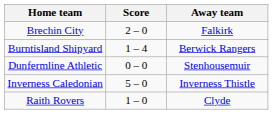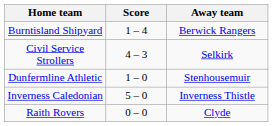- row: (55, 30)
+ row: (55, 54)
(136, 65) 0 – 0 -> (136, 78) 1 – 0
(136, 100) 1 – 0 -> (136, 113) 0 – 0
